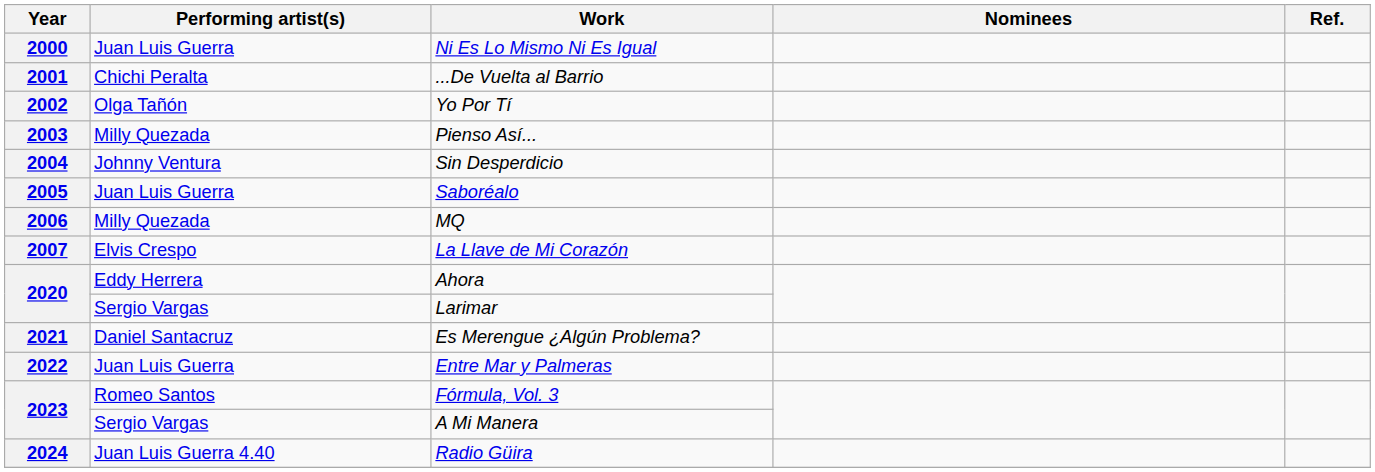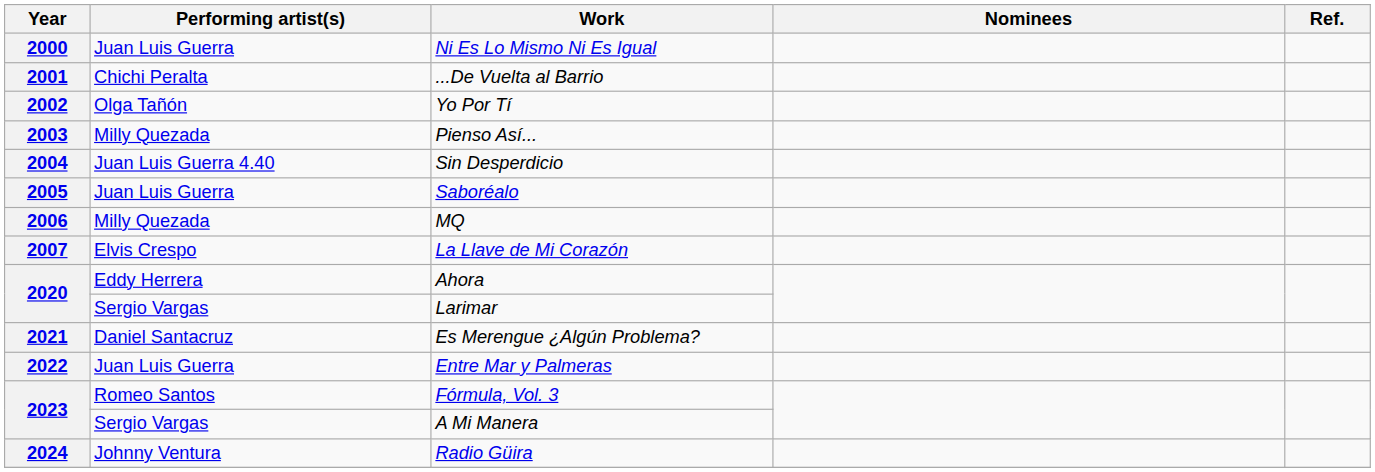(157, 163) Johnny Ventura -> (184, 163) Juan Luis Guerra 4.40
(184, 452) Juan Luis Guerra 4.40 -> (157, 452) Johnny Ventura
